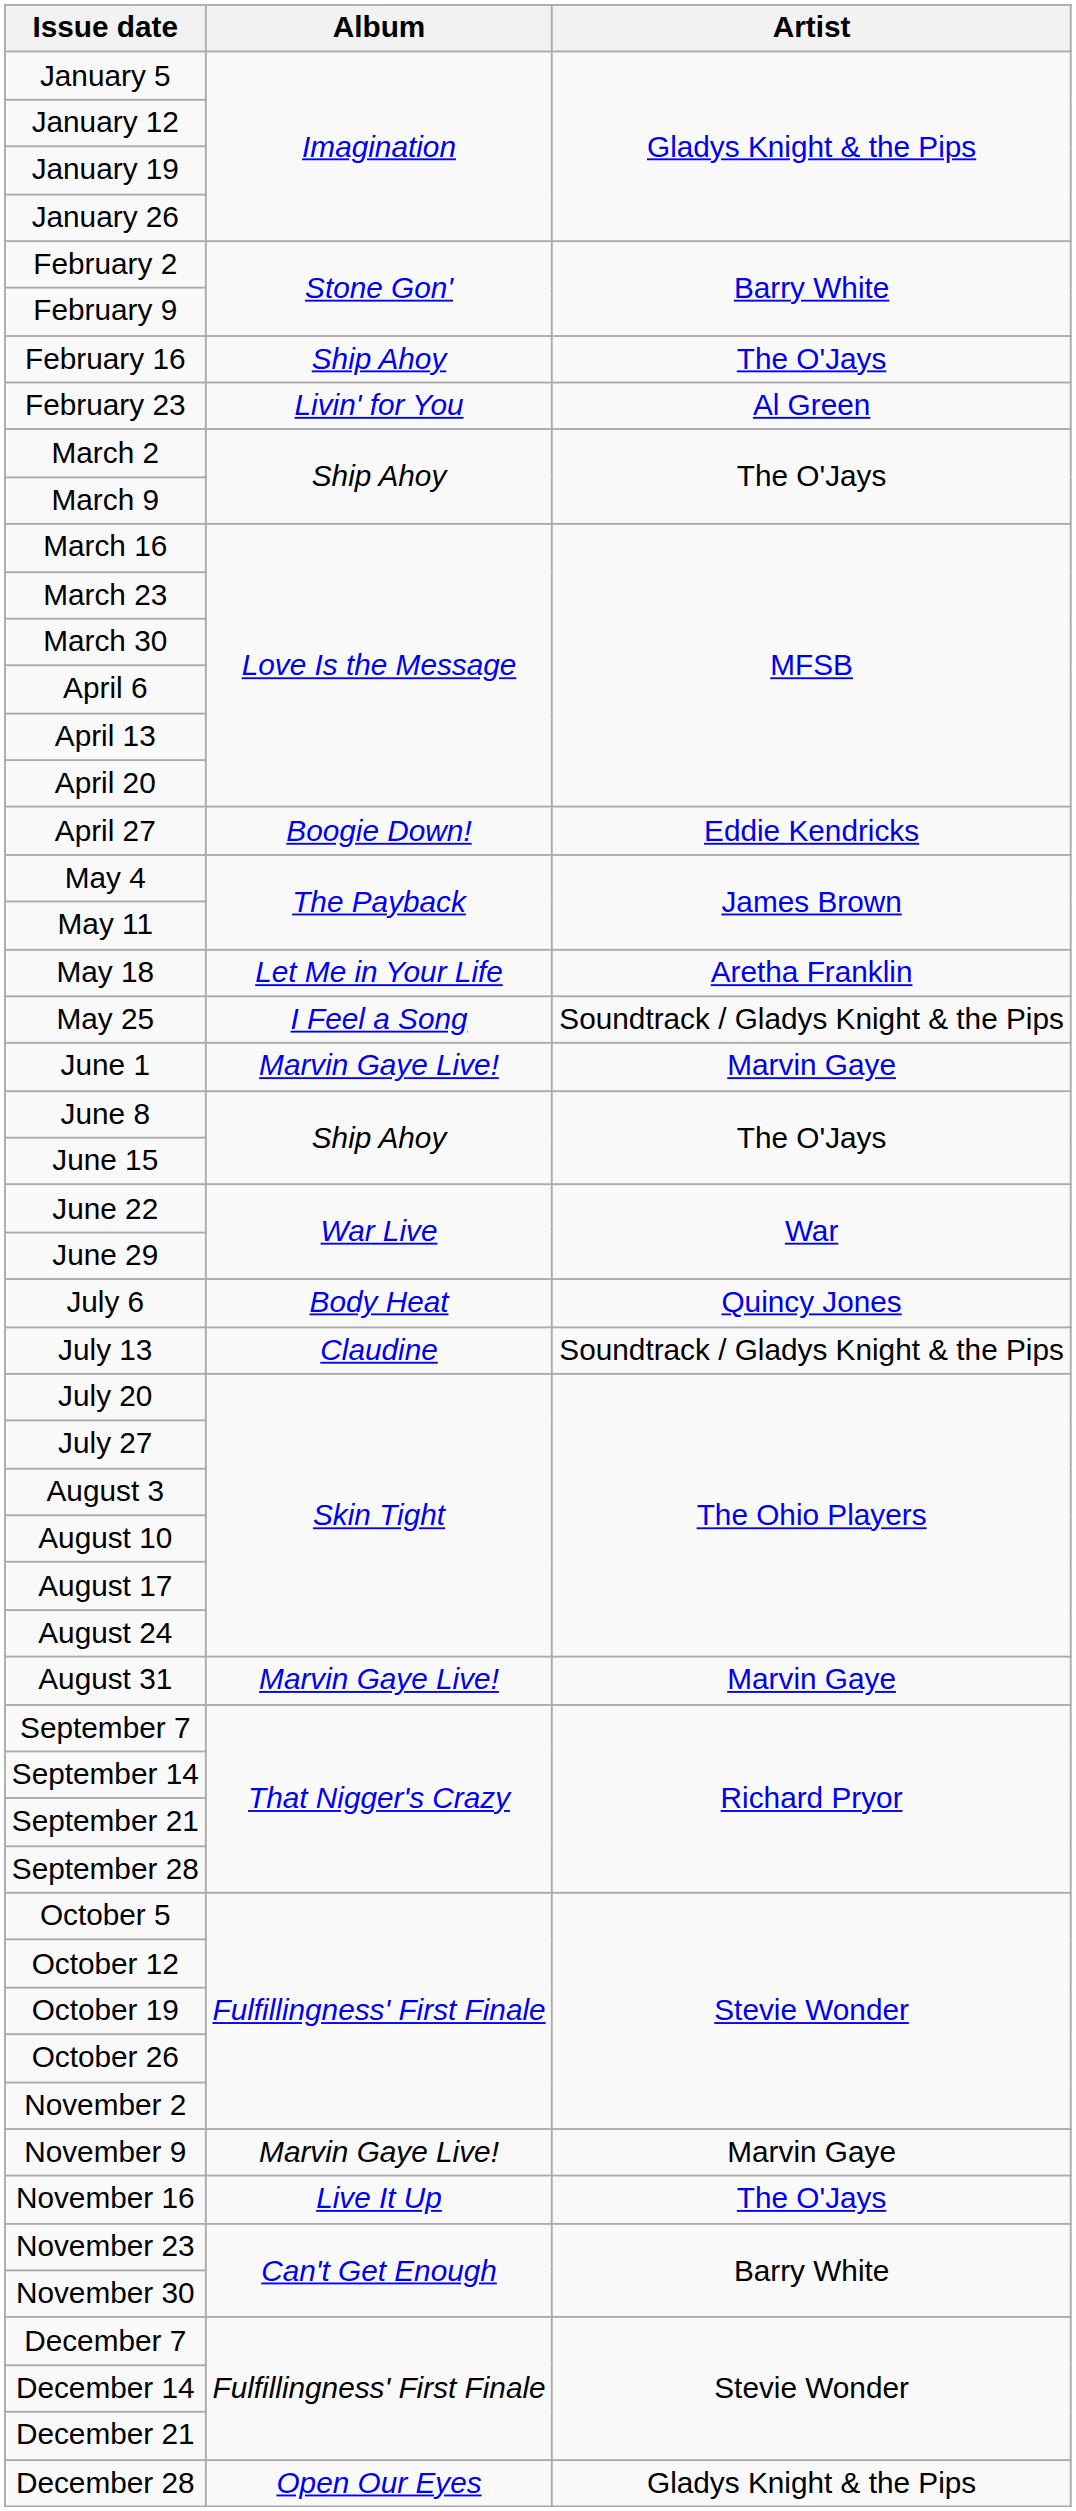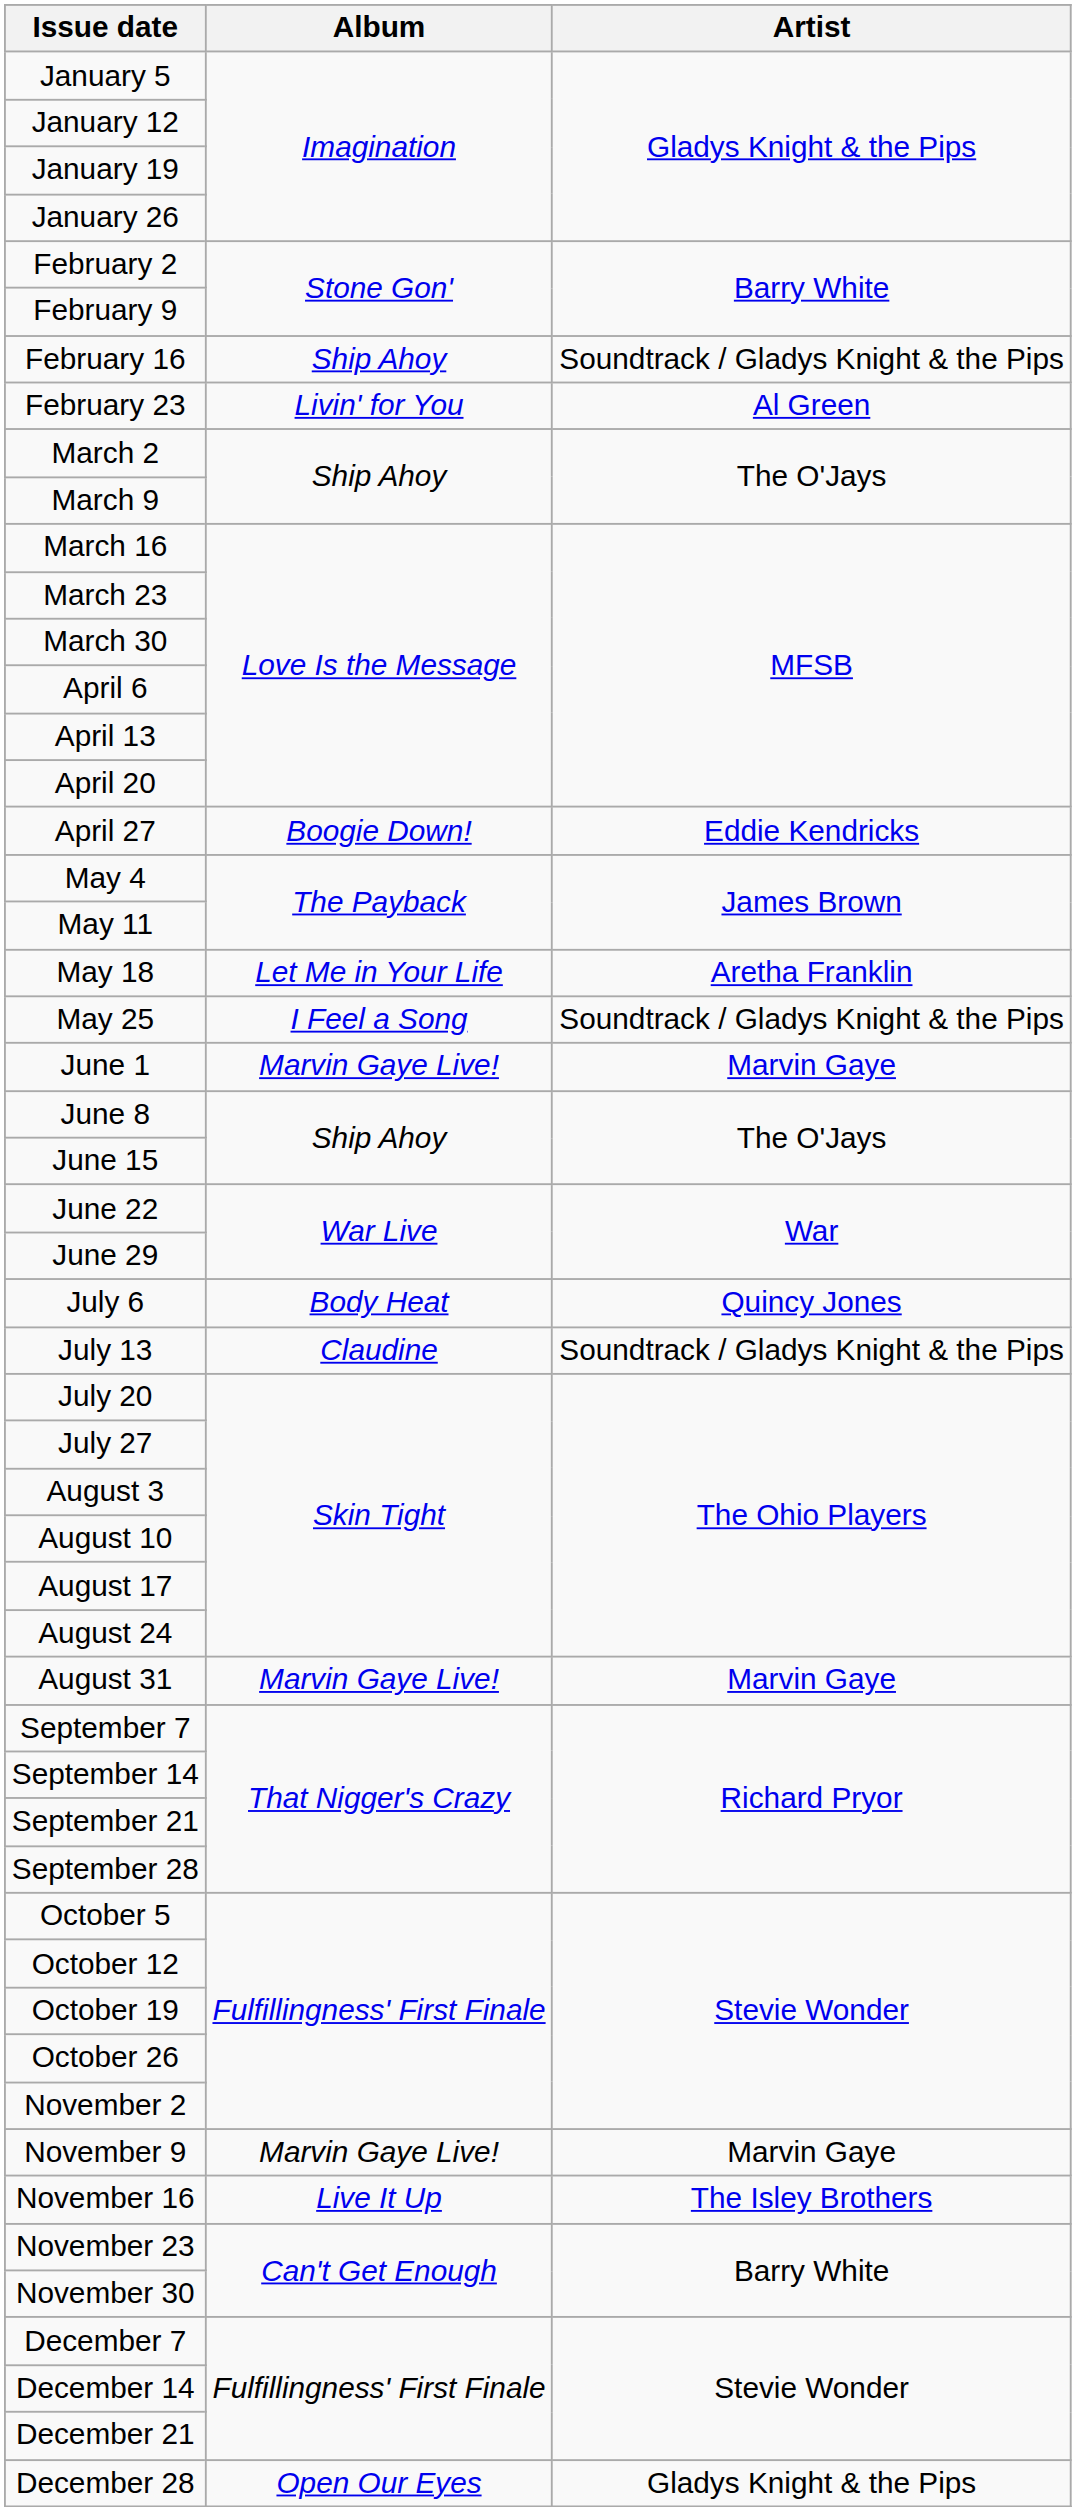(812, 358) The O'Jays -> (812, 358) Soundtrack / Gladys Knight & the Pips
(812, 2199) The O'Jays -> (812, 2199) The Isley Brothers
